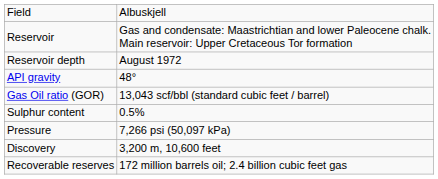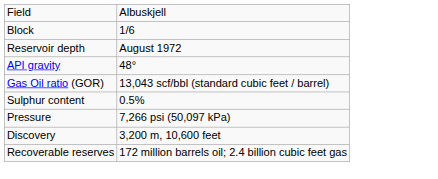- row: (31, 36)
+ row: (20, 30)
